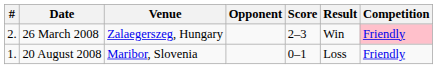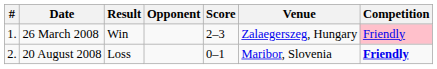columns swapped: (165, 14) <-> (340, 14)
(12, 34) 2. -> (12, 34) 1.
(12, 53) 1. -> (12, 53) 2.
(384, 53) normal -> (386, 53) bold
